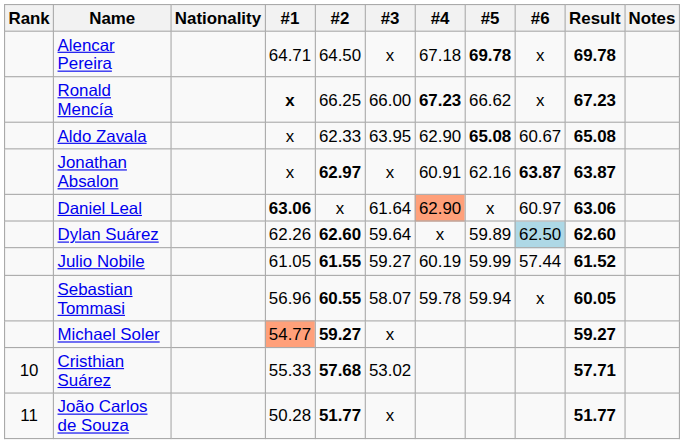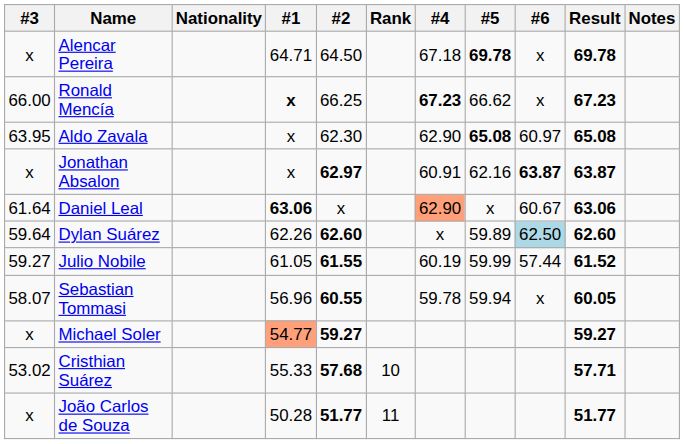columns swapped: (29, 18) <-> (390, 18)
(340, 136) 62.33 -> (341, 136) 62.30
(540, 136) 60.67 -> (540, 136) 60.97
(540, 208) 60.97 -> (540, 208) 60.67
